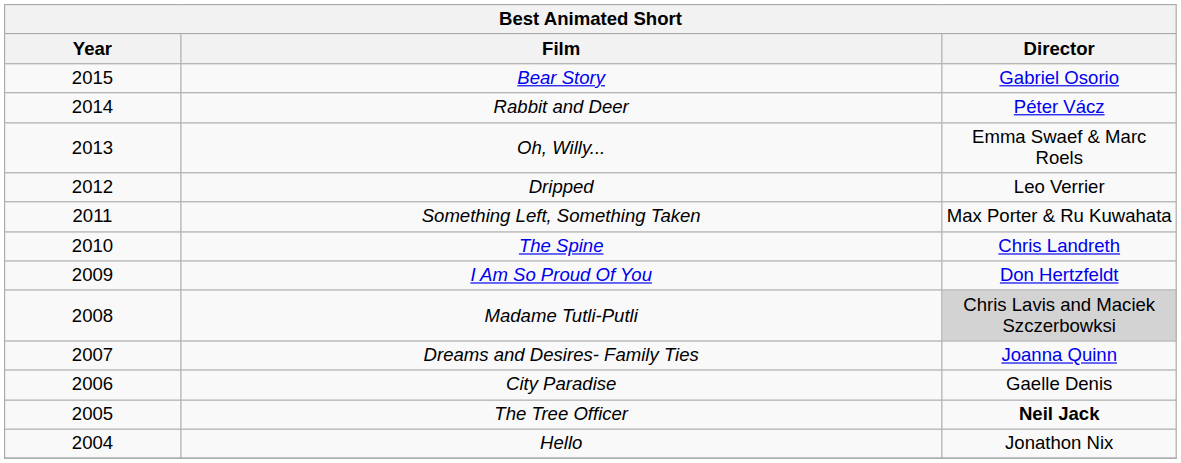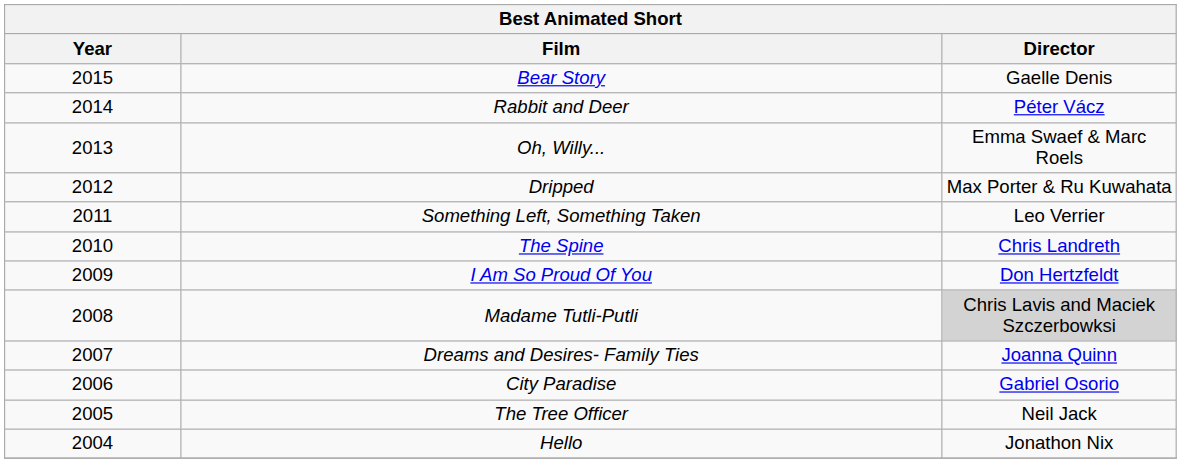(1059, 78) Gabriel Osorio -> (1059, 78) Gaelle Denis
(1059, 187) Leo Verrier -> (1059, 187) Max Porter & Ru Kuwahata
(1059, 216) Max Porter & Ru Kuwahata -> (1059, 216) Leo Verrier
(1059, 384) Gaelle Denis -> (1059, 384) Gabriel Osorio
(1059, 414) bold -> (1059, 414) normal
